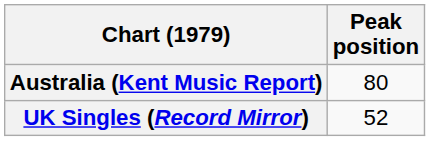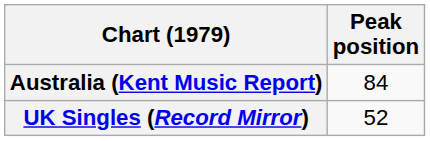(376, 82) 80 -> (376, 82) 84
